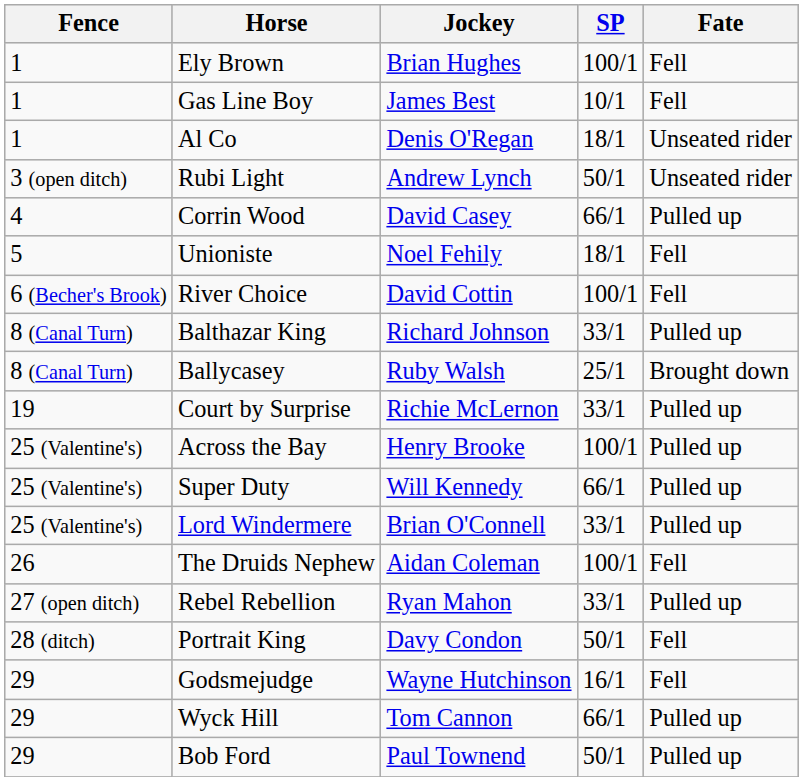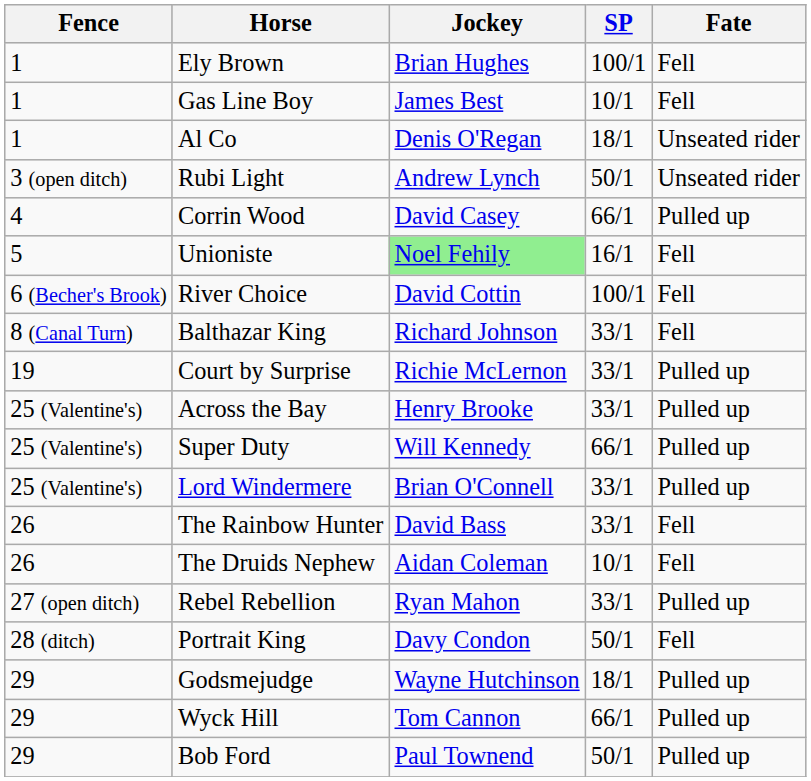(444, 255) no background -> (452, 255) lightgreen background
(604, 255) 18/1 -> (612, 255) 16/1
(696, 332) Pulled up -> (676, 332) Fell
- row: (231, 370)
(610, 448) 100/1 -> (612, 409) 33/1
+ row: (281, 525)
(610, 563) 100/1 -> (612, 563) 10/1
(604, 679) 16/1 -> (612, 679) 18/1
(668, 679) Fell -> (704, 679) Pulled up
